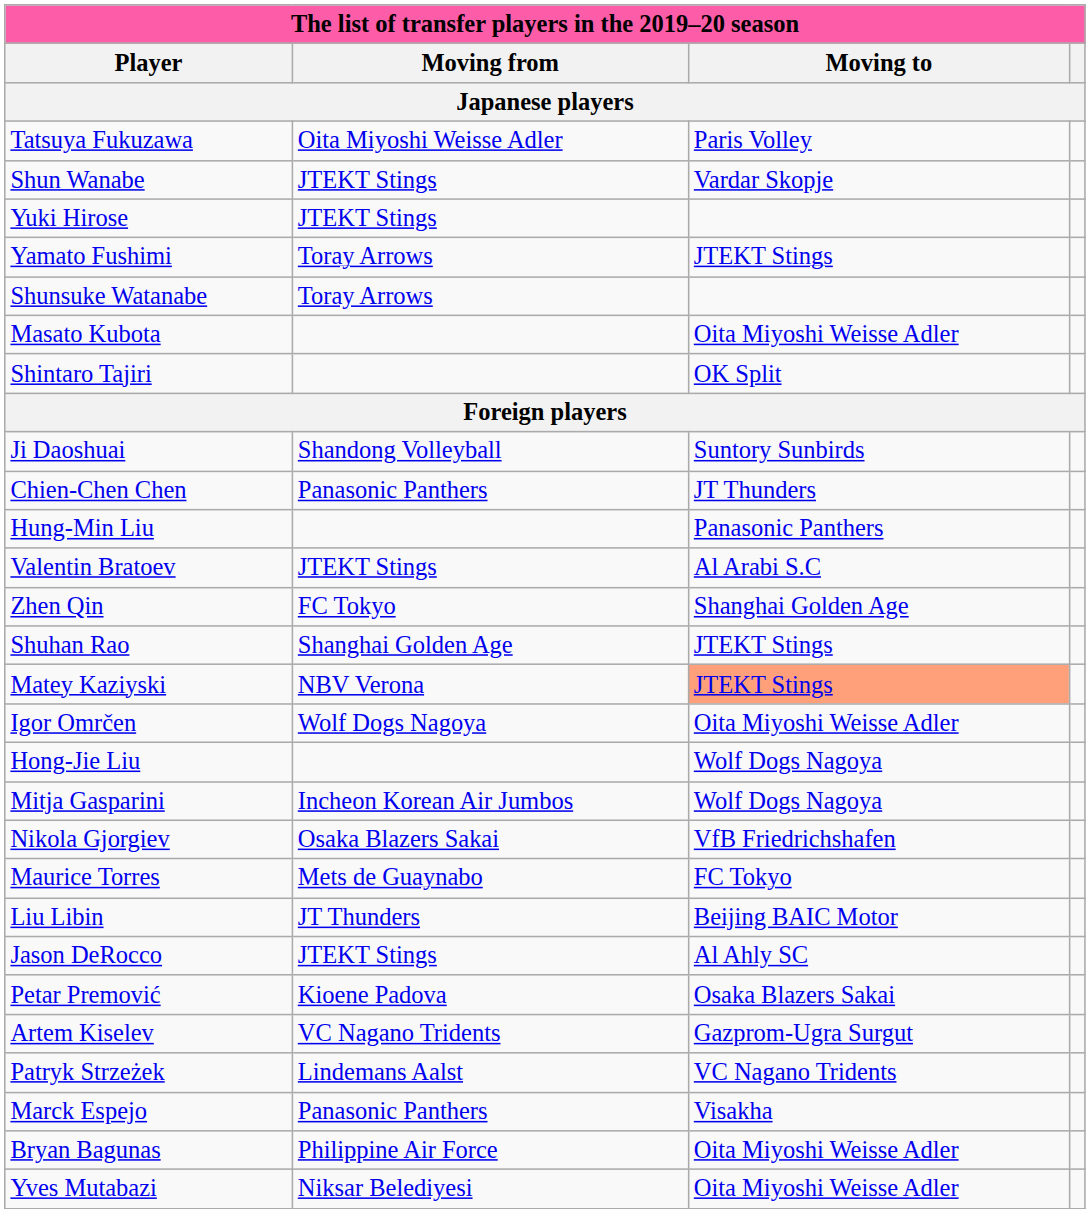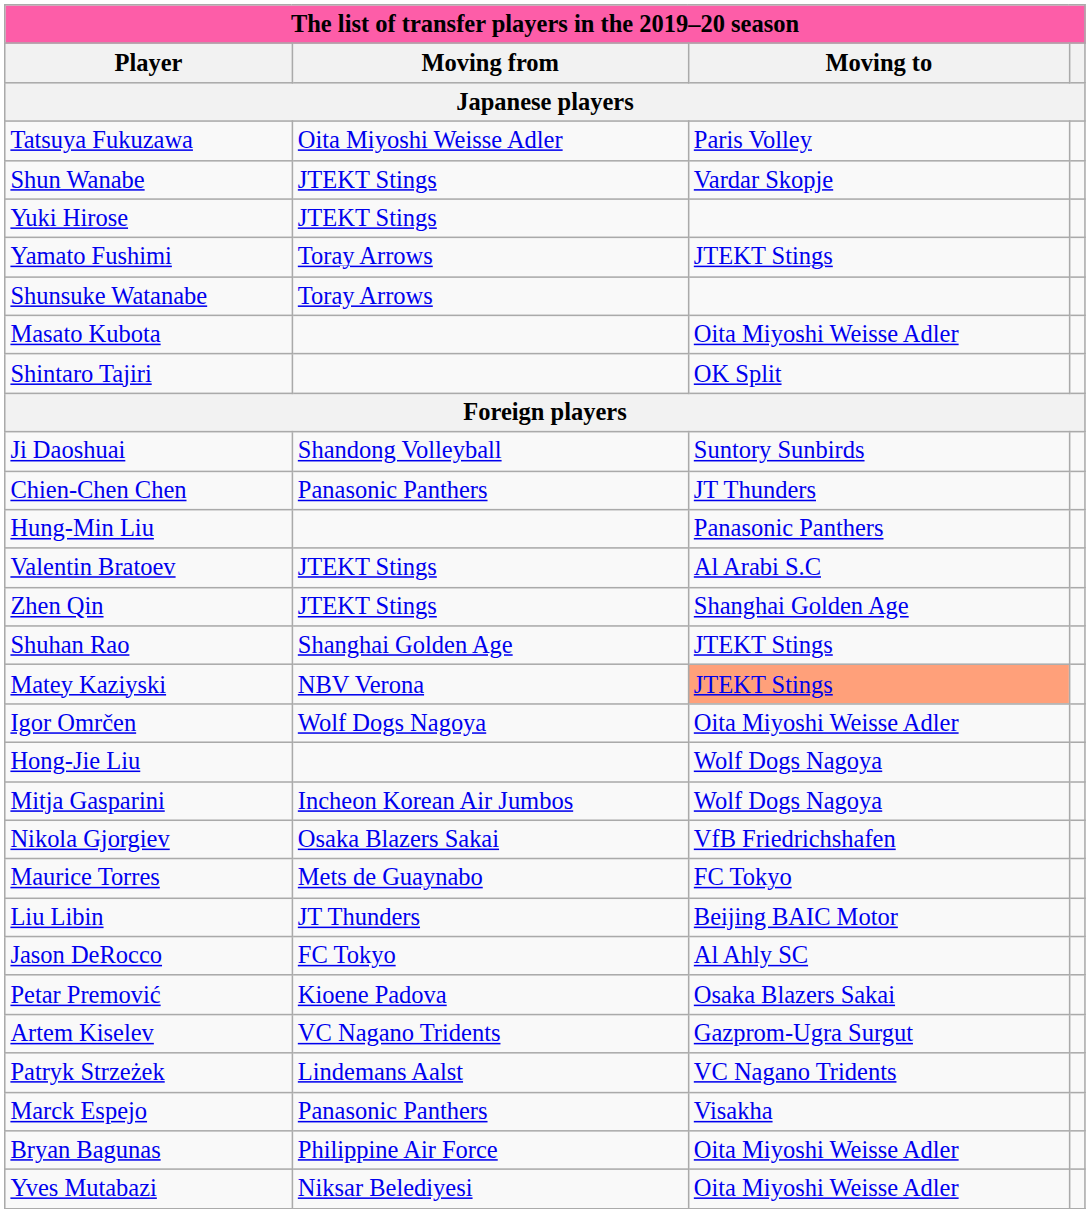(347, 606) FC Tokyo -> (367, 606) JTEKT Stings
(367, 955) JTEKT Stings -> (347, 955) FC Tokyo
